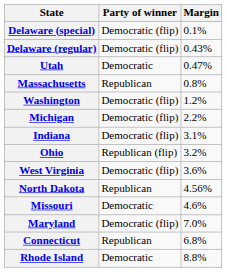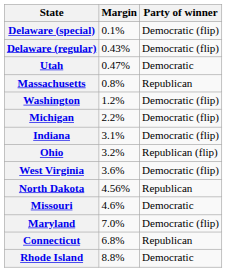columns swapped: (140, 13) <-> (201, 13)
